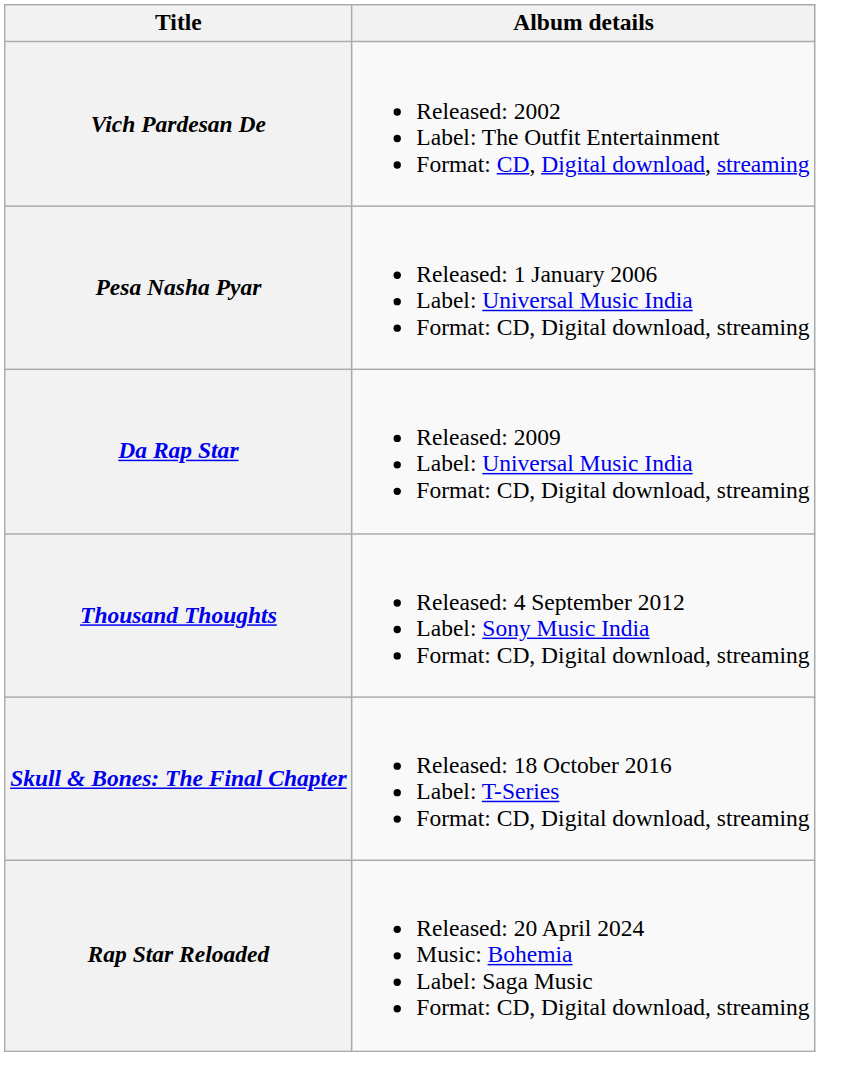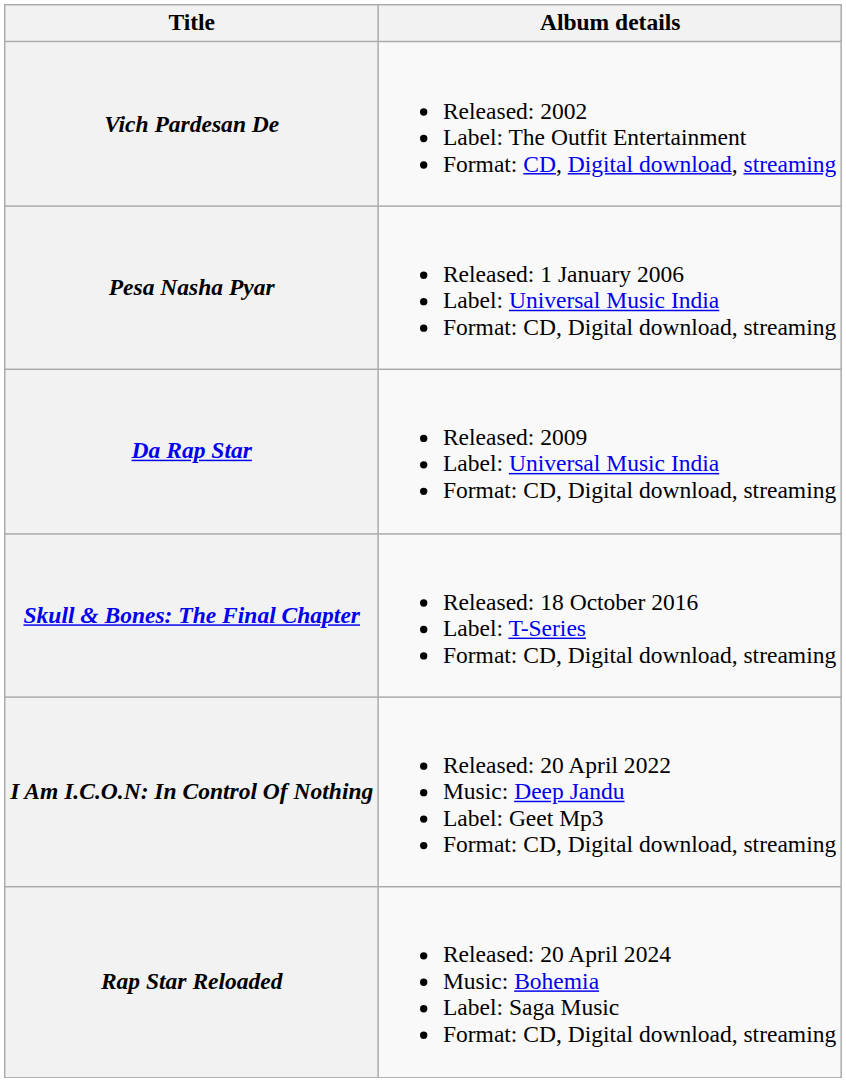- row: (178, 614)
+ row: (192, 791)
